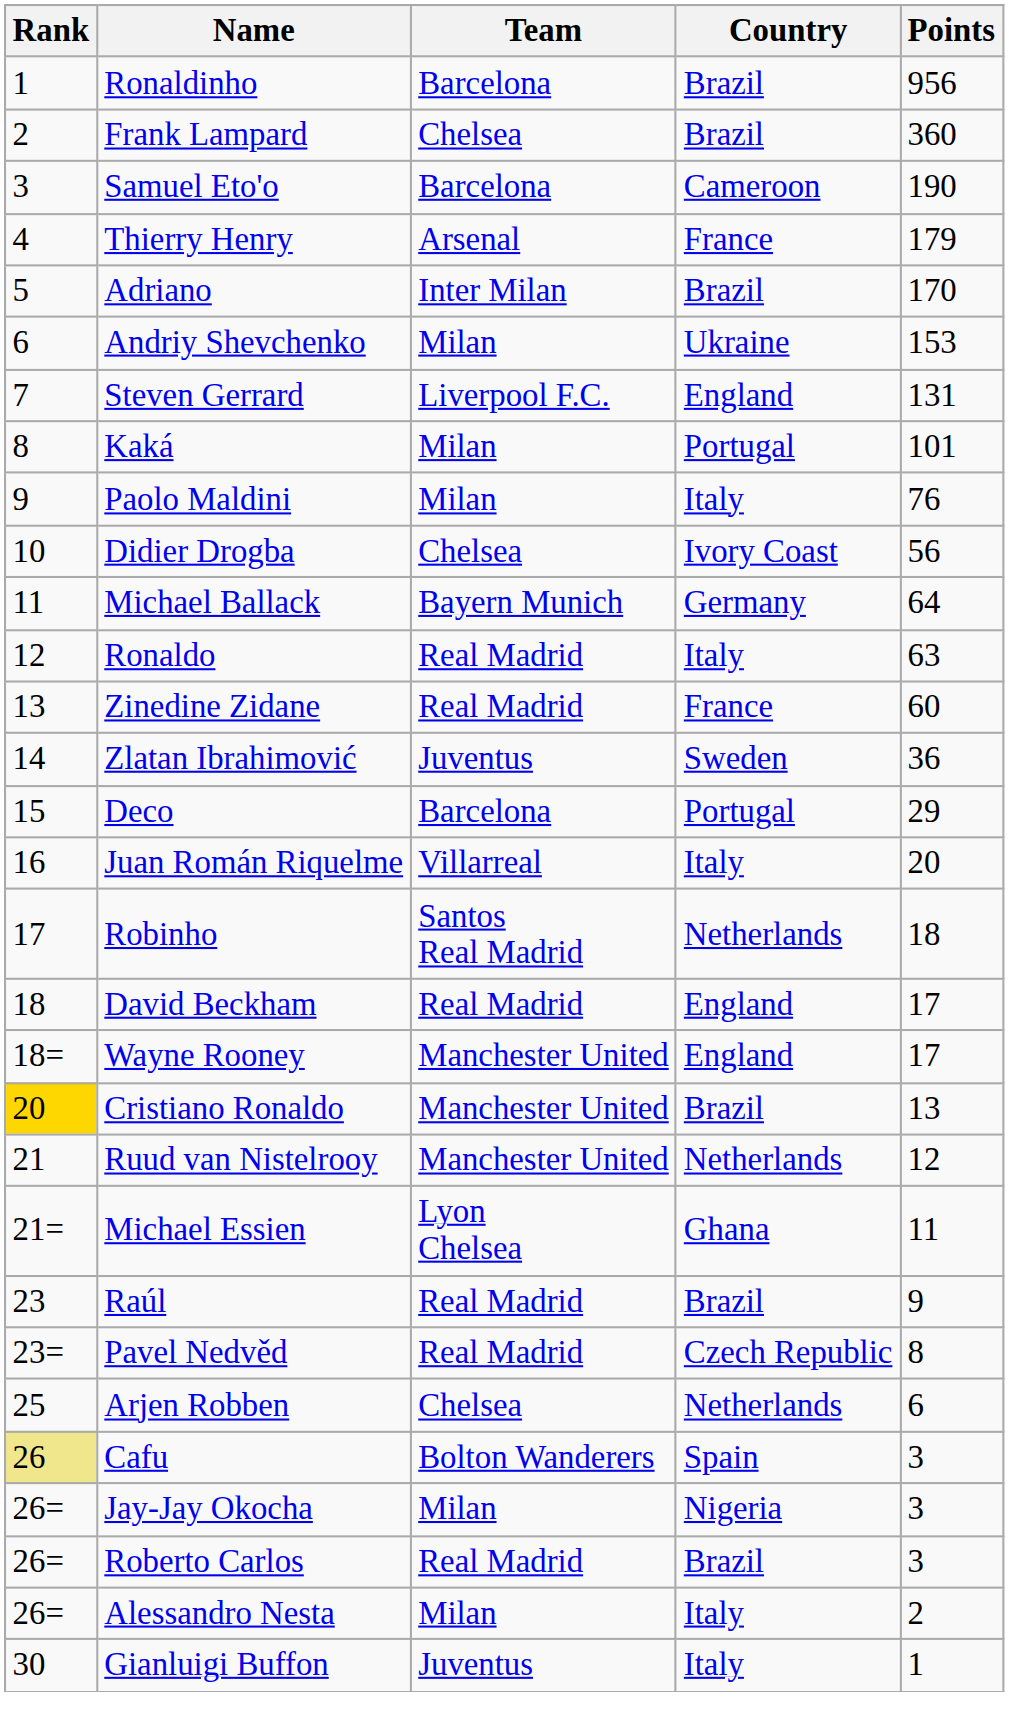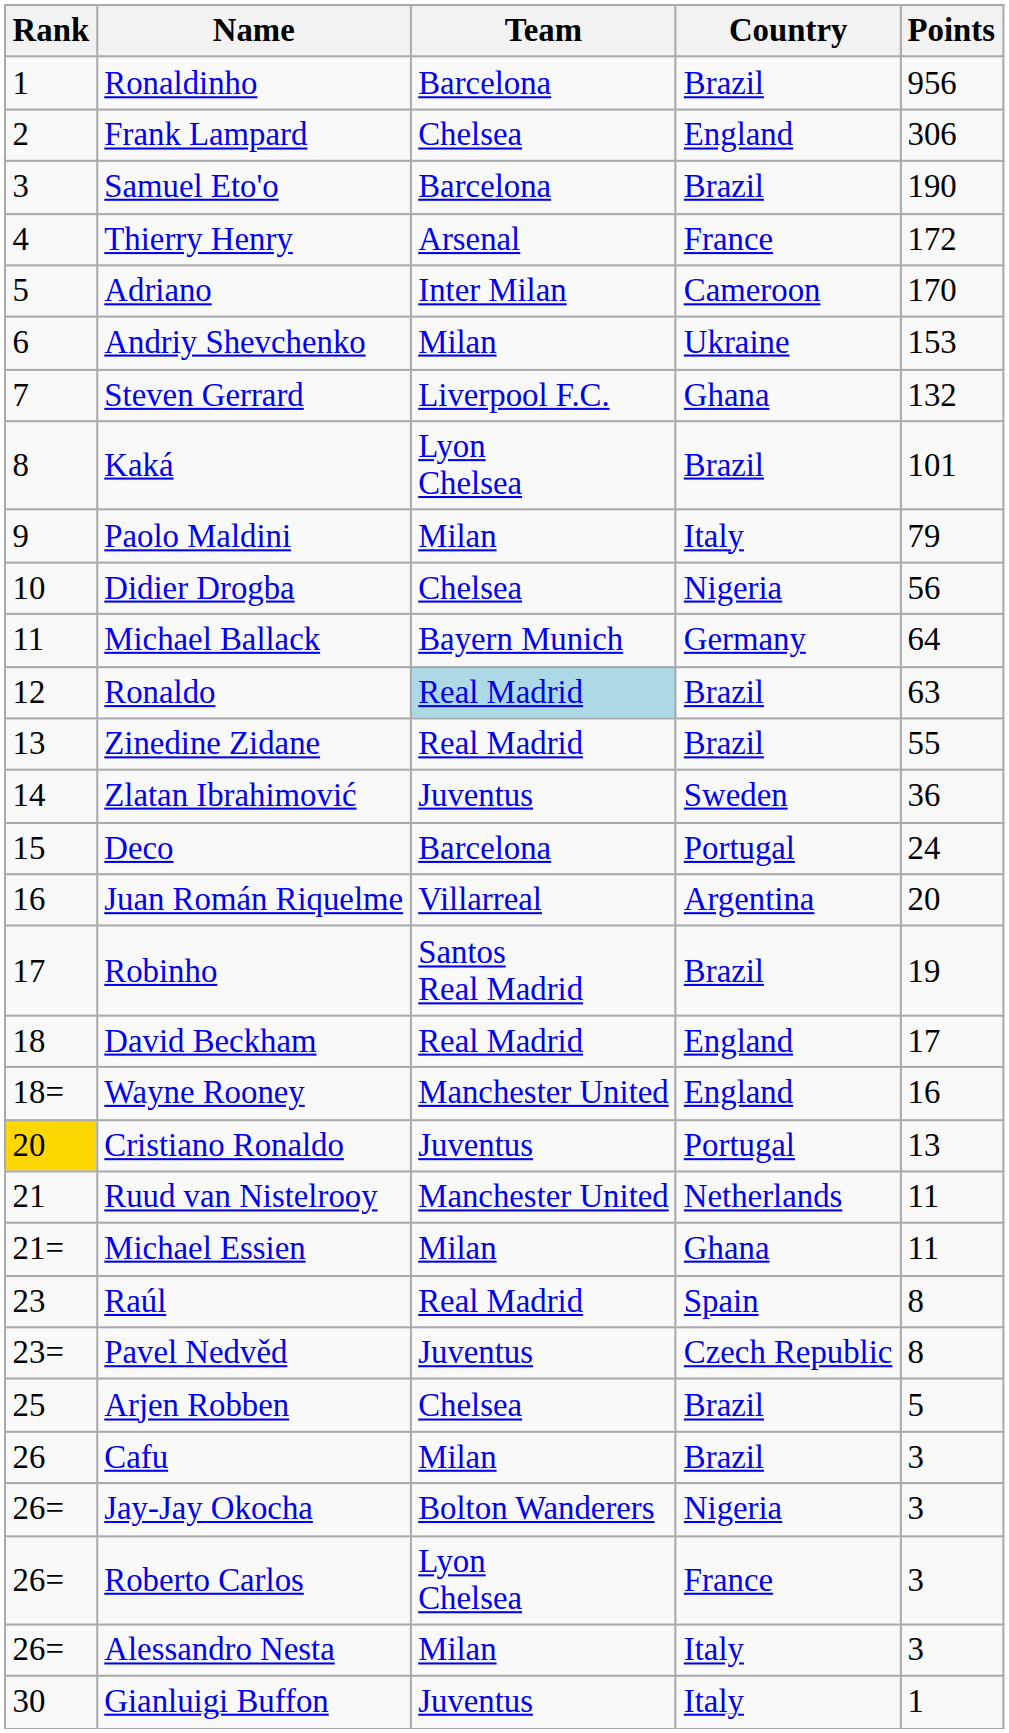(724, 134) Brazil -> (738, 134) England
(932, 134) 360 -> (932, 134) 306
(752, 186) Cameroon -> (724, 186) Brazil
(932, 238) 179 -> (932, 238) 172
(724, 290) Brazil -> (752, 290) Cameroon
(738, 394) England -> (727, 394) Ghana
(932, 394) 131 -> (932, 394) 132
(457, 446) Milan -> (470, 465) Lyon Chelsea
(739, 446) Portugal -> (724, 465) Brazil
(924, 498) 76 -> (924, 535) 79
(761, 550) Ivory Coast -> (733, 587) Nigeria
(501, 654) no background -> (501, 691) lightblue background
(714, 654) Italy -> (724, 691) Brazil
(728, 706) France -> (724, 743) Brazil
(924, 706) 60 -> (924, 743) 55
(924, 810) 29 -> (924, 847) 24
(714, 862) Italy -> (749, 899) Argentina
(763, 933) Netherlands -> (724, 970) Brazil
(924, 933) 18 -> (924, 970) 19
(924, 1055) 17 -> (924, 1092) 16
(543, 1107) Manchester United -> (476, 1144) Juventus
(724, 1107) Brazil -> (739, 1144) Portugal
(924, 1159) 12 -> (923, 1196) 11
(470, 1230) Lyon Chelsea -> (457, 1248) Milan
(724, 1300) Brazil -> (721, 1300) Spain
(916, 1300) 9 -> (916, 1300) 8
(501, 1352) Real Madrid -> (476, 1352) Juventus
(763, 1404) Netherlands -> (724, 1404) Brazil
(916, 1404) 6 -> (916, 1404) 5
(29, 1456) khaki background -> (29, 1456) no background
(536, 1456) Bolton Wanderers -> (457, 1456) Milan
(721, 1456) Spain -> (724, 1456) Brazil
(457, 1508) Milan -> (536, 1508) Bolton Wanderers
(501, 1560) Real Madrid -> (470, 1579) Lyon Chelsea
(724, 1560) Brazil -> (728, 1579) France
(916, 1612) 2 -> (916, 1649) 3
